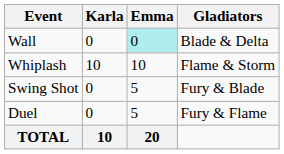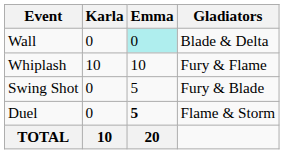(228, 64) Flame & Storm -> (224, 64) Fury & Flame
(134, 112) normal -> (134, 112) bold
(224, 112) Fury & Flame -> (228, 112) Flame & Storm
